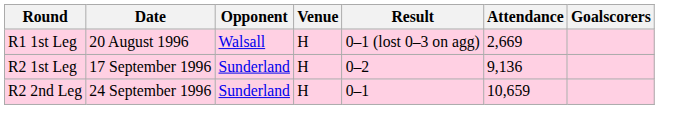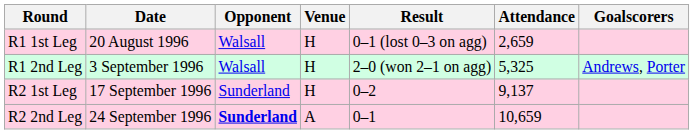(505, 41) 2,669 -> (516, 41) 2,659
+ row: (45, 66)
(505, 66) 9,136 -> (516, 91) 9,137
(254, 91) normal -> (258, 116) bold
(303, 91) H -> (310, 116) A
